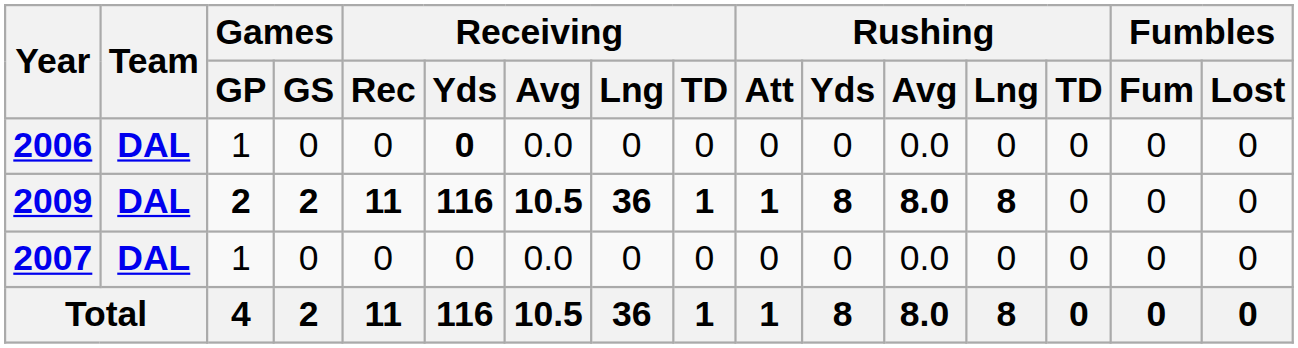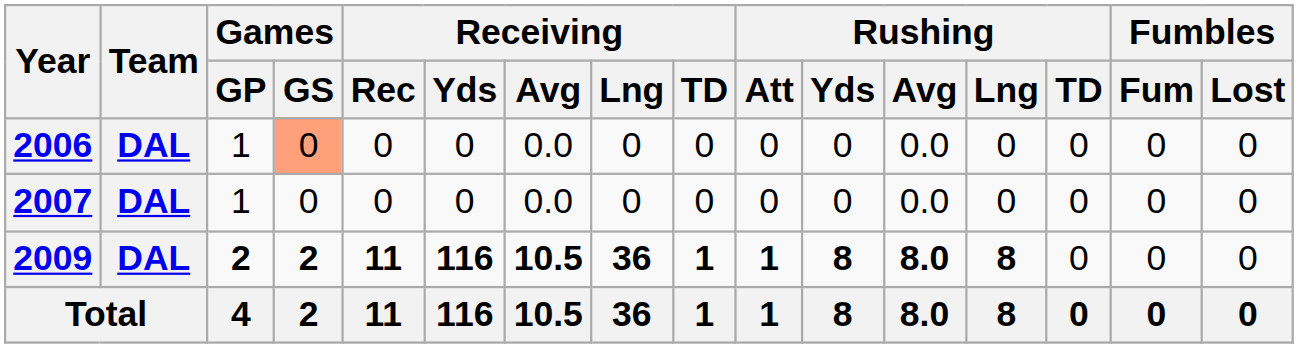(309, 145) no background -> (309, 145) lightsalmon background
(465, 145) bold -> (465, 145) normal
rows swapped: (53, 257) <-> (53, 201)
